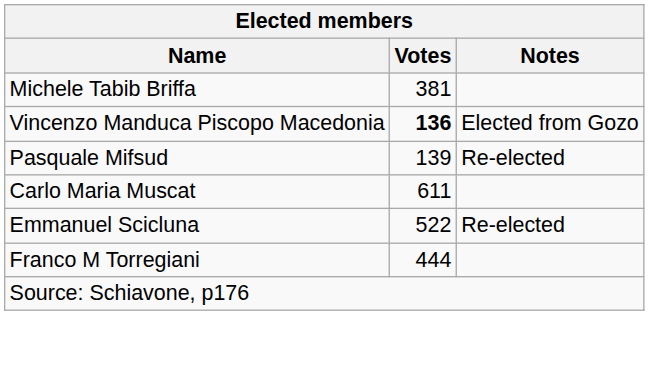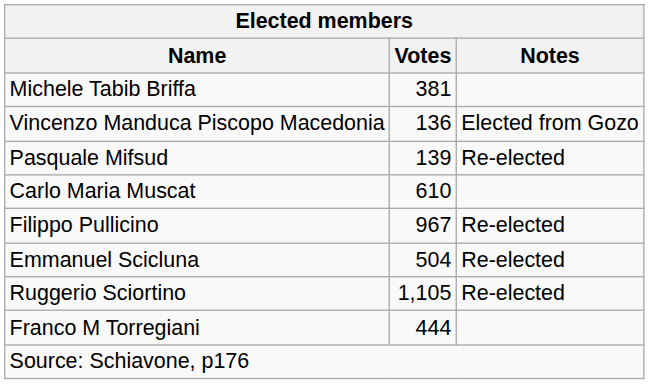(433, 123) bold -> (433, 123) normal
(434, 191) 611 -> (433, 191) 610
+ row: (84, 225)
(433, 225) 522 -> (433, 259) 504
+ row: (98, 293)
